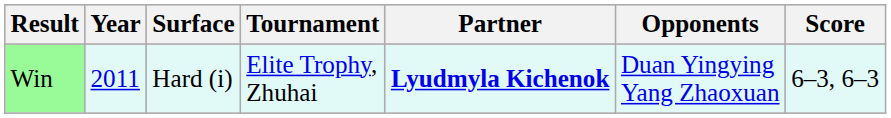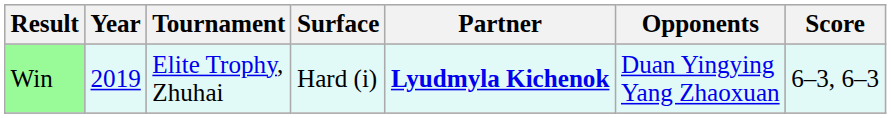columns swapped: (313, 24) <-> (194, 24)
(115, 78) 2011 -> (116, 78) 2019
